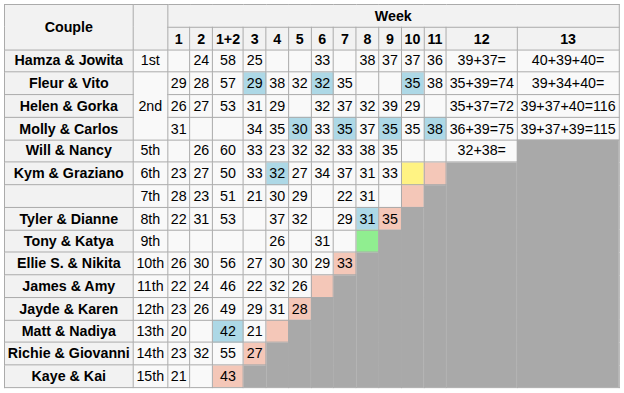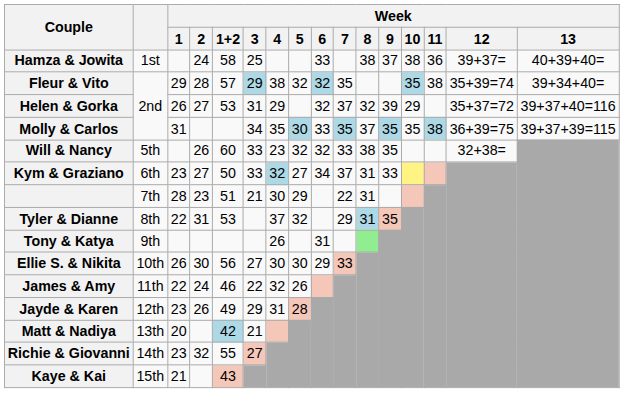(412, 61) 37 -> (412, 61) 38
